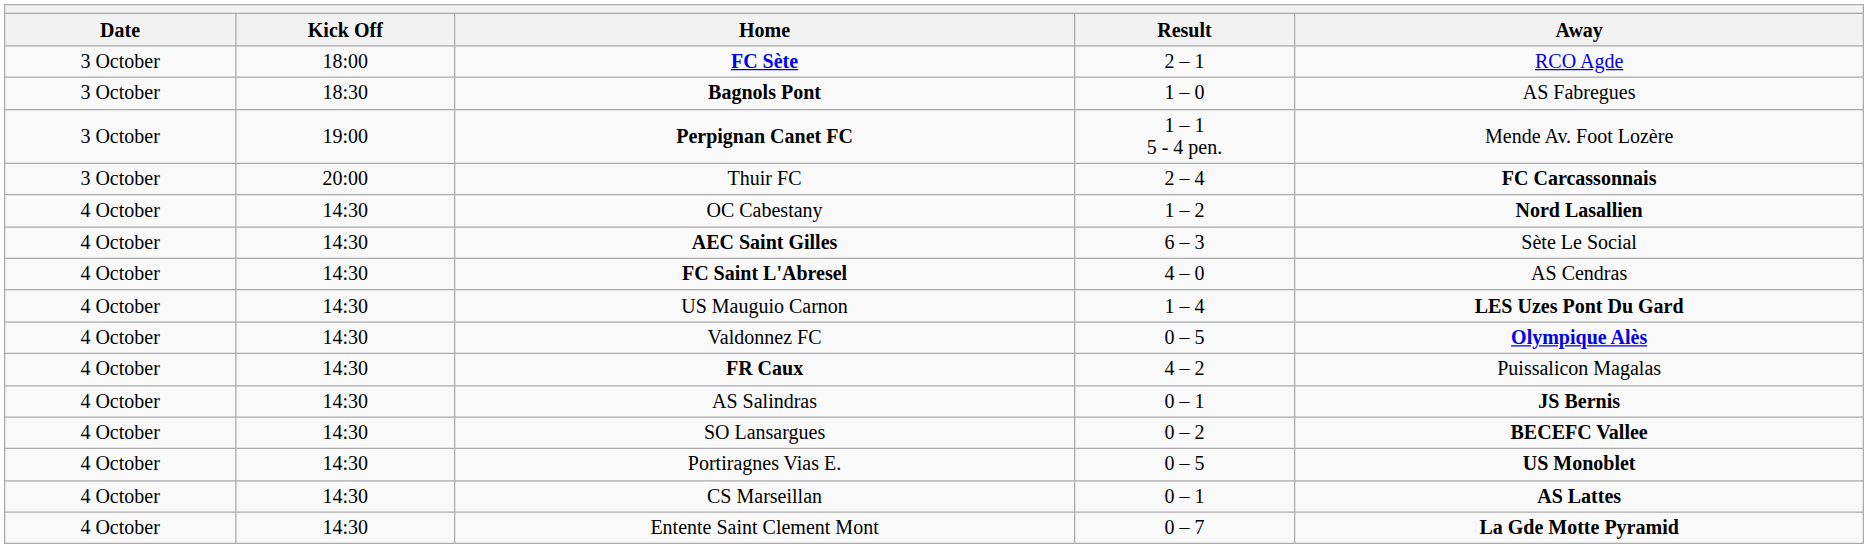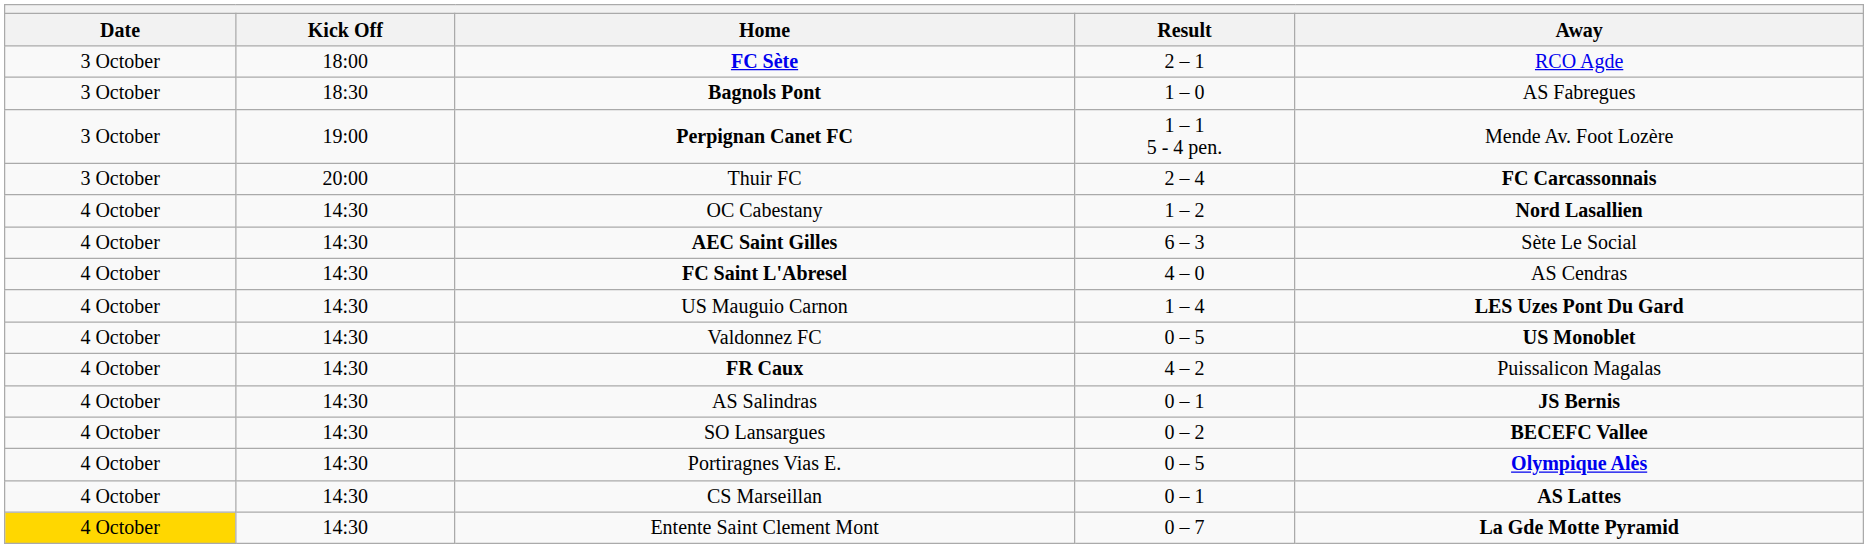(1579, 337) Olympique Alès -> (1579, 337) US Monoblet
(1579, 464) US Monoblet -> (1579, 464) Olympique Alès
(120, 527) no background -> (120, 527) gold background
